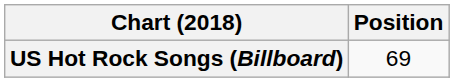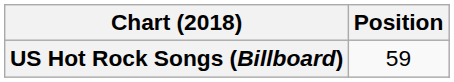(398, 58) 69 -> (398, 58) 59
